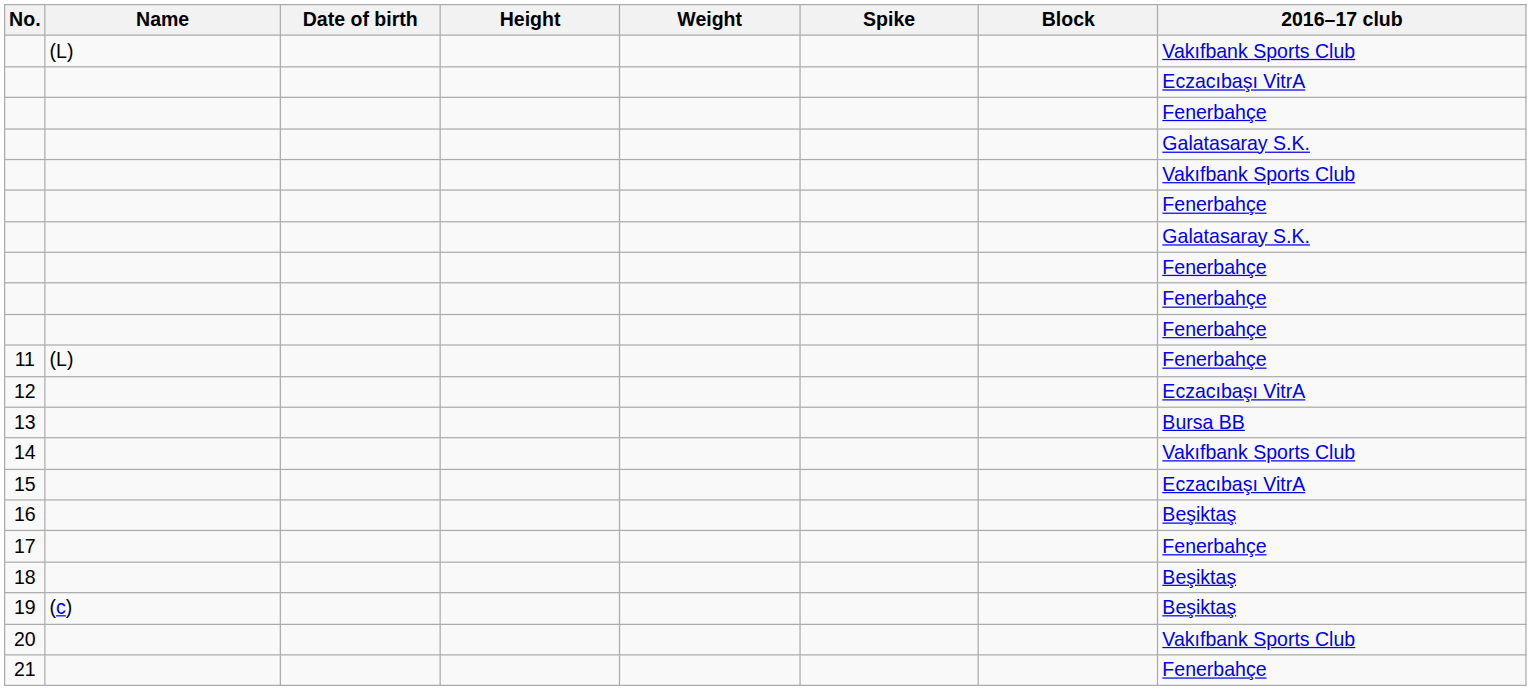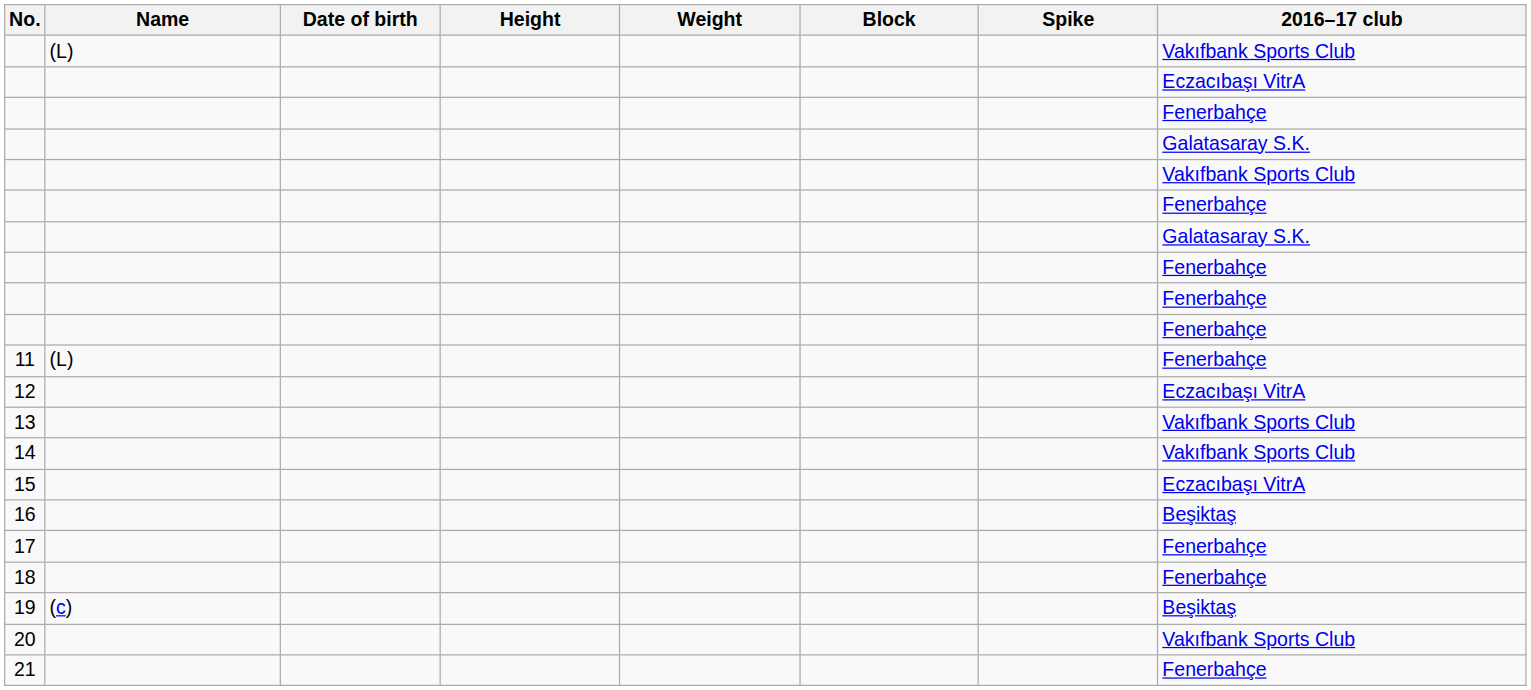columns swapped: (889, 19) <-> (1068, 19)
(1204, 422) Bursa BB -> (1259, 422) Vakıfbank Sports Club
(1199, 577) Beşiktaş -> (1214, 577) Fenerbahçe
